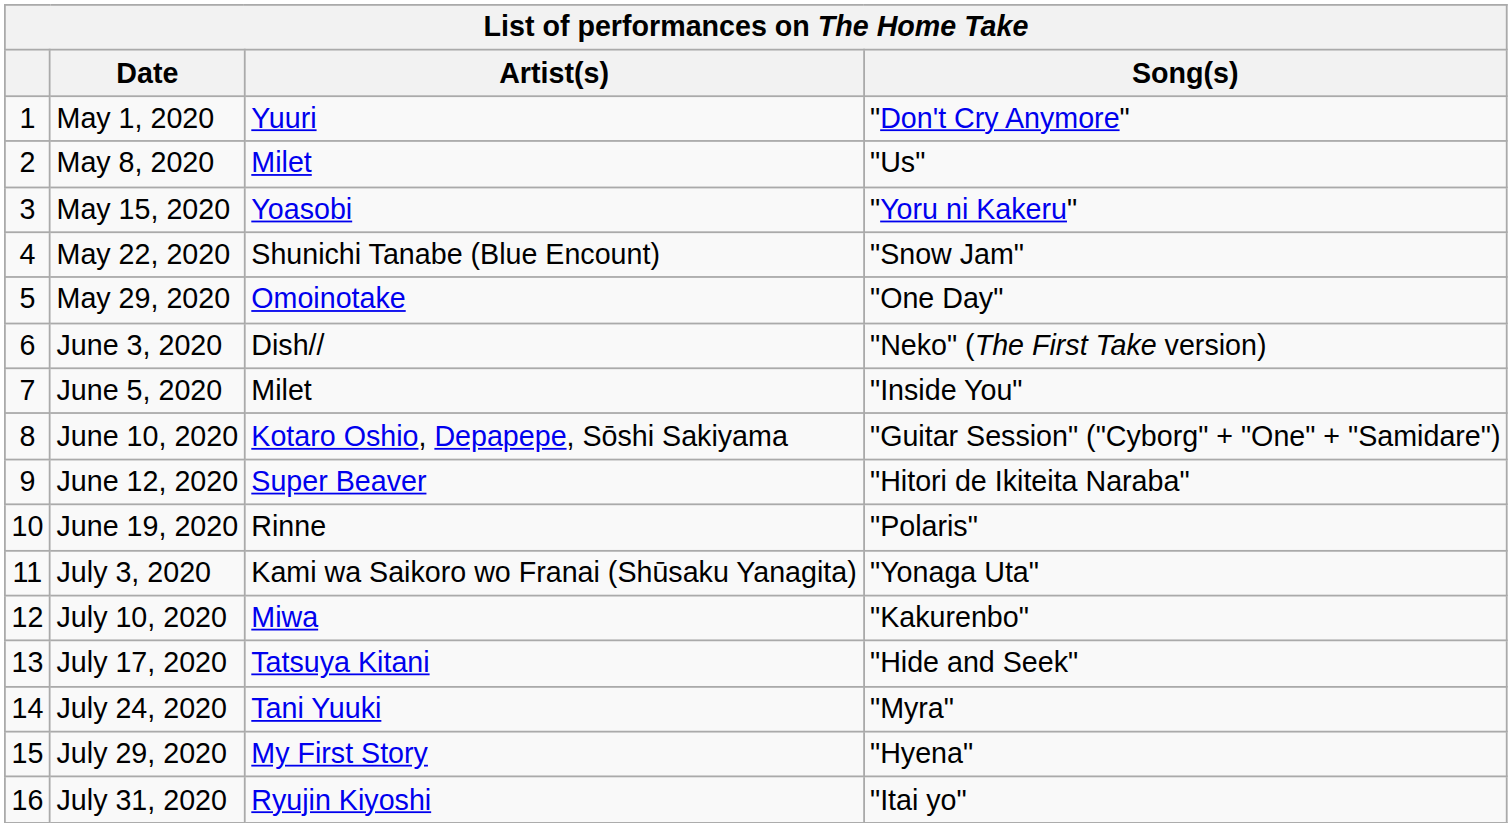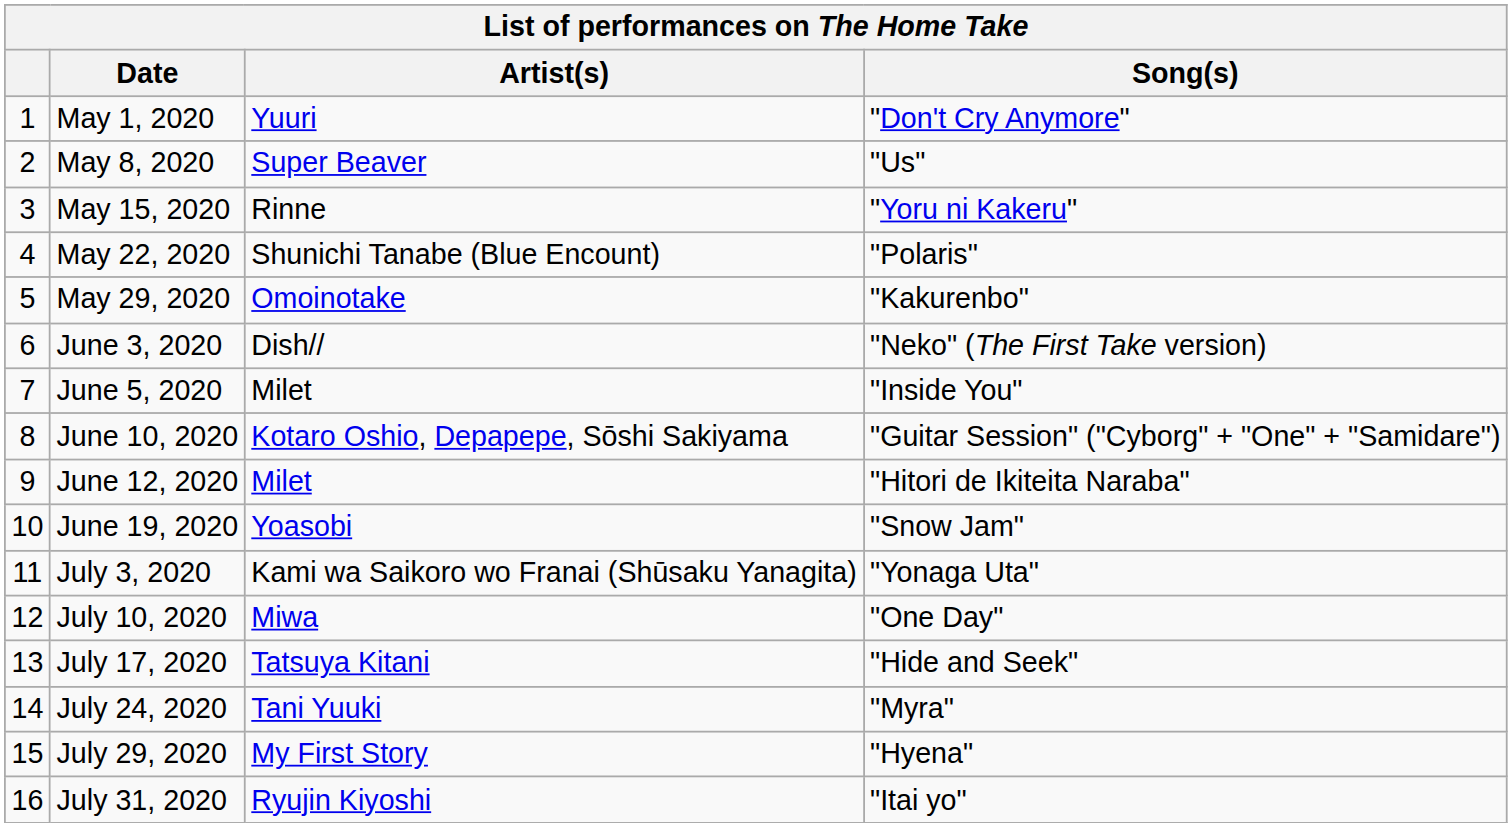(282, 163) Milet -> (339, 163) Super Beaver
(302, 208) Yoasobi -> (289, 208) Rinne
(947, 254) "Snow Jam" -> (924, 254) "Polaris"
(937, 299) "One Day" -> (949, 299) "Kakurenbo"
(339, 481) Super Beaver -> (282, 481) Milet
(289, 526) Rinne -> (302, 526) Yoasobi
(924, 526) "Polaris" -> (947, 526) "Snow Jam"
(949, 617) "Kakurenbo" -> (937, 617) "One Day"
